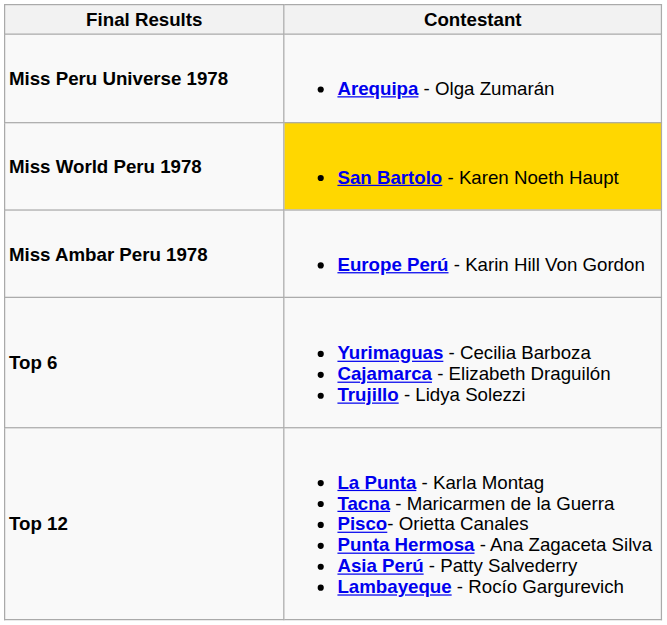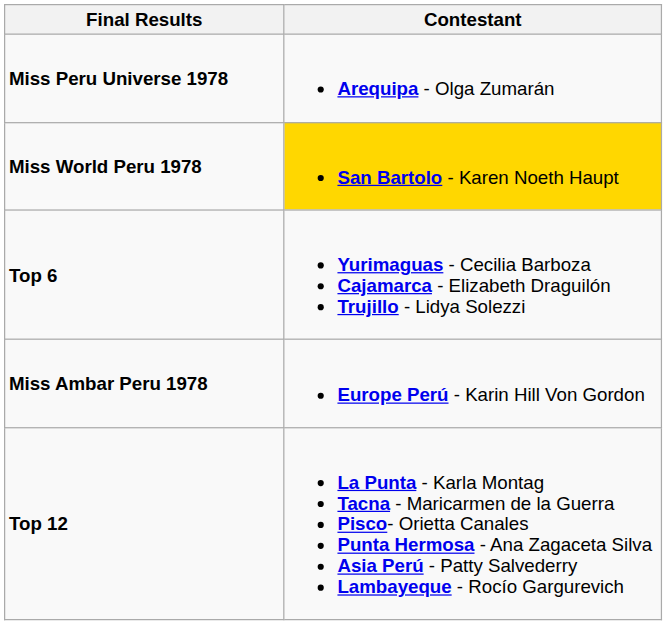rows swapped: (108, 254) <-> (33, 363)
